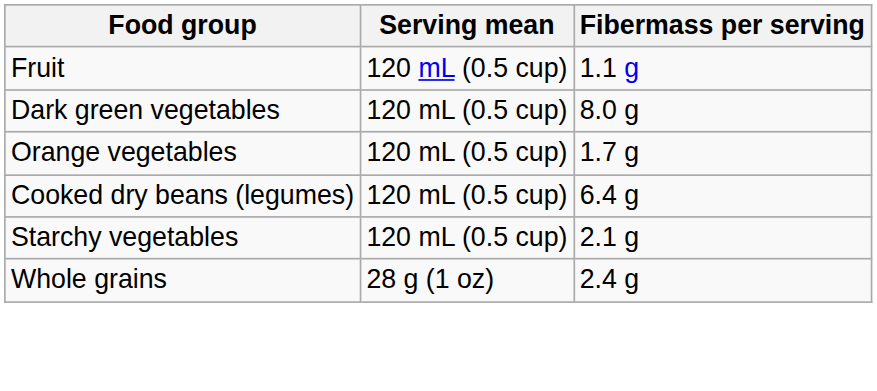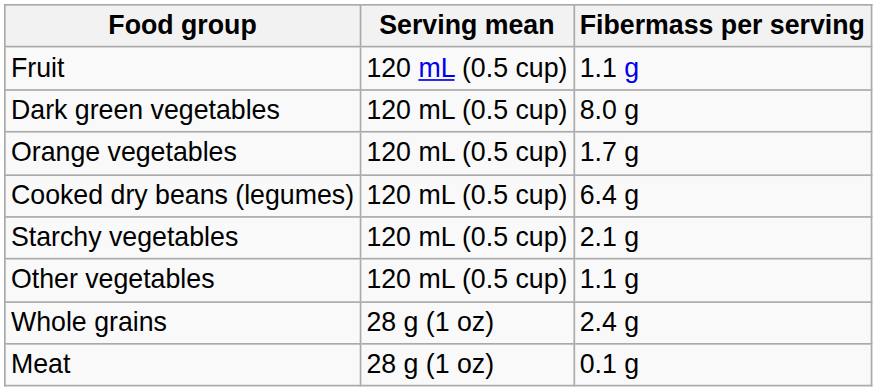+ row: (113, 279)
+ row: (41, 364)
